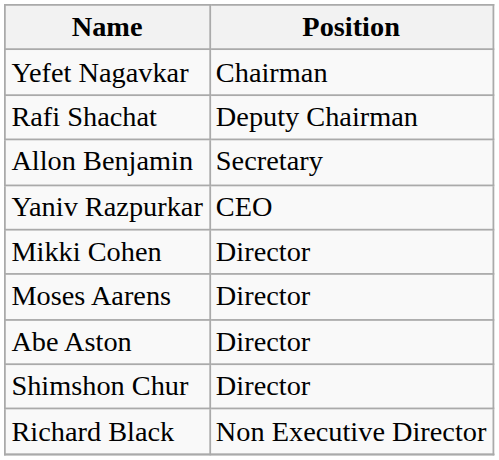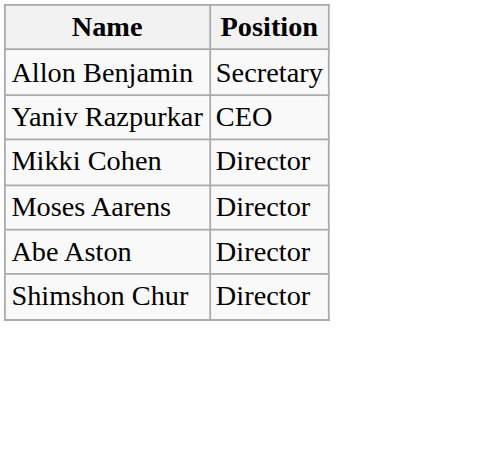- row: (100, 71)
- row: (84, 116)
- row: (93, 431)
